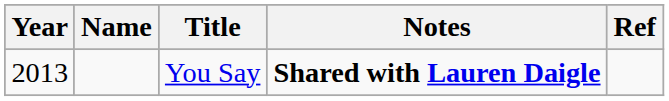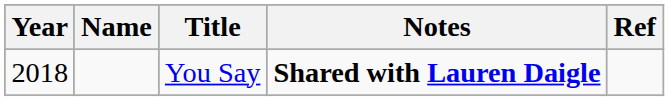(40, 71) 2013 -> (40, 71) 2018
